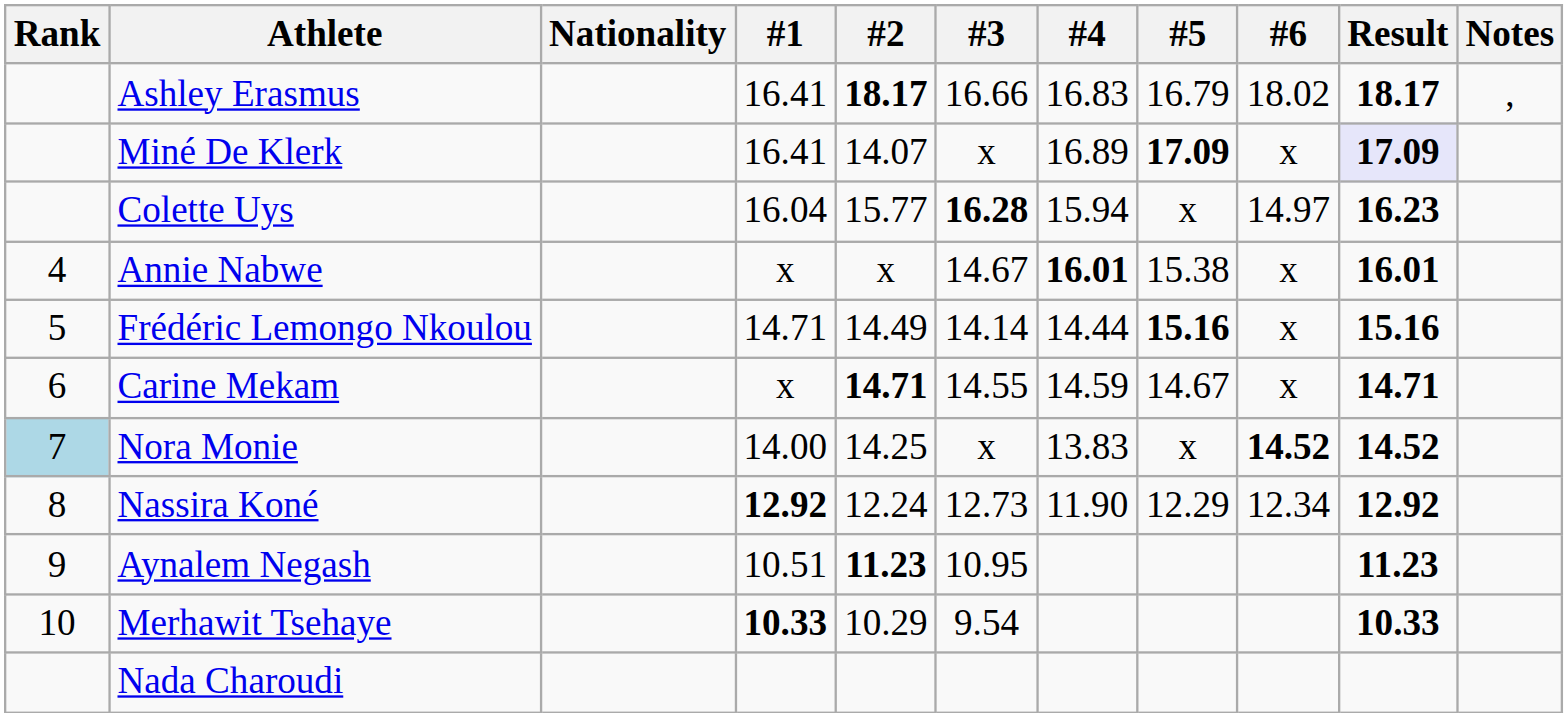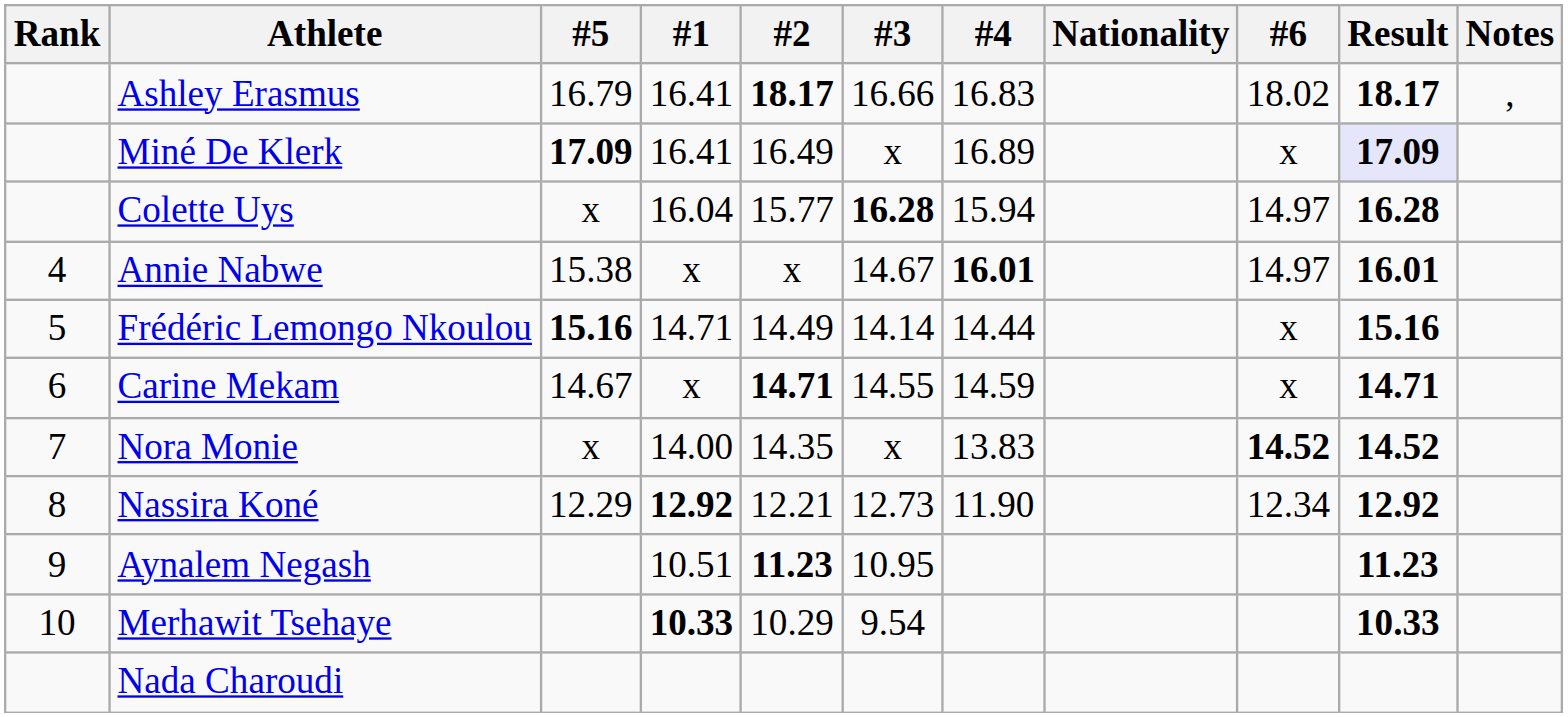columns swapped: (638, 33) <-> (1188, 33)
(886, 151) 14.07 -> (792, 151) 16.49
(1398, 210) 16.23 -> (1398, 210) 16.28
(1288, 269) x -> (1288, 269) 14.97
(57, 446) lightblue background -> (57, 446) no background
(886, 446) 14.25 -> (792, 446) 14.35
(886, 504) 12.24 -> (792, 504) 12.21
